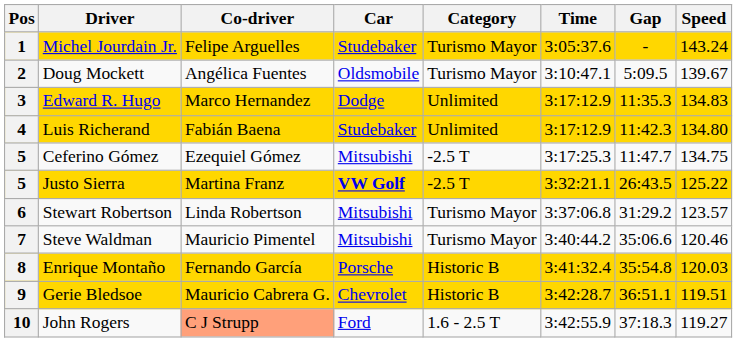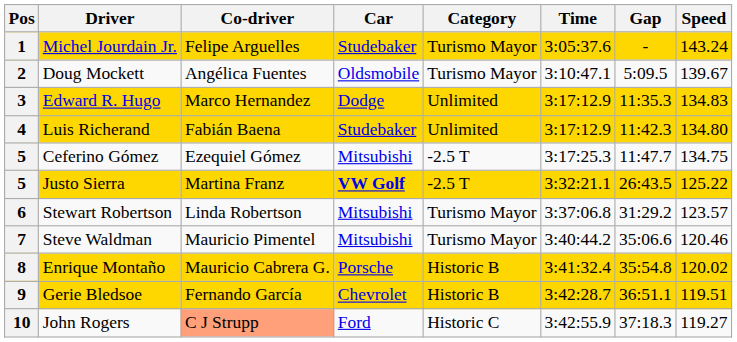(243, 267) Fernando García -> (257, 267) Mauricio Cabrera G.
(704, 267) 120.03 -> (704, 267) 120.02
(257, 294) Mauricio Cabrera G. -> (243, 294) Fernando García
(464, 322) 1.6 - 2.5 T -> (463, 322) Historic C
